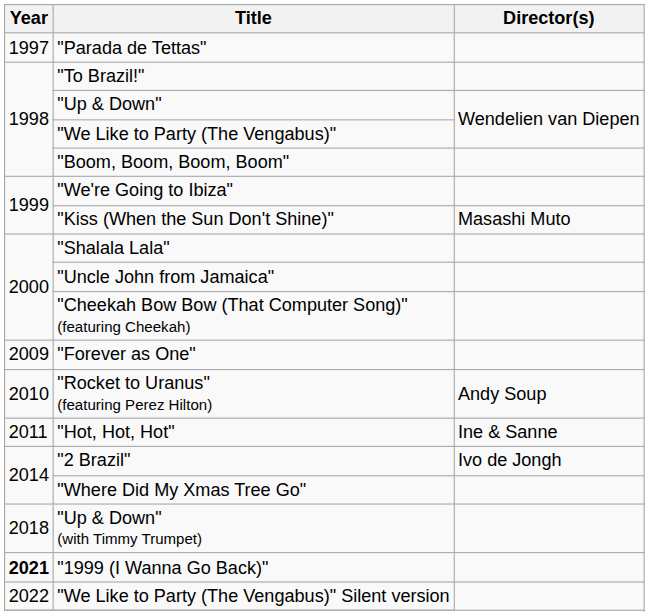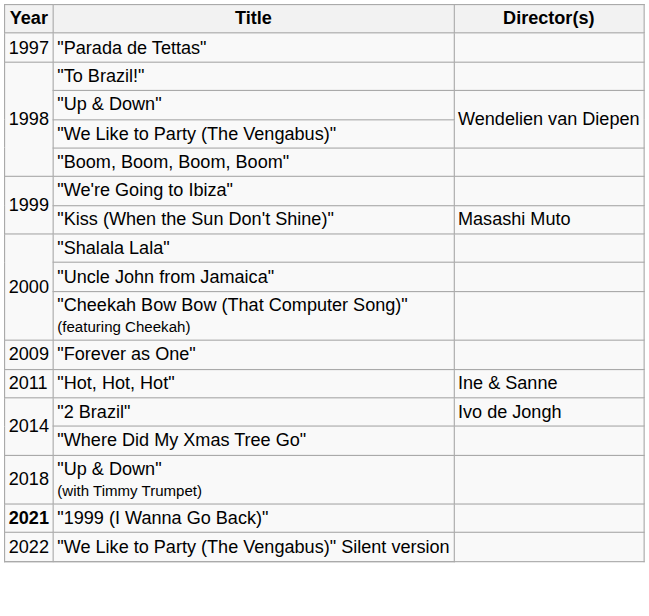- row: (135, 393)
